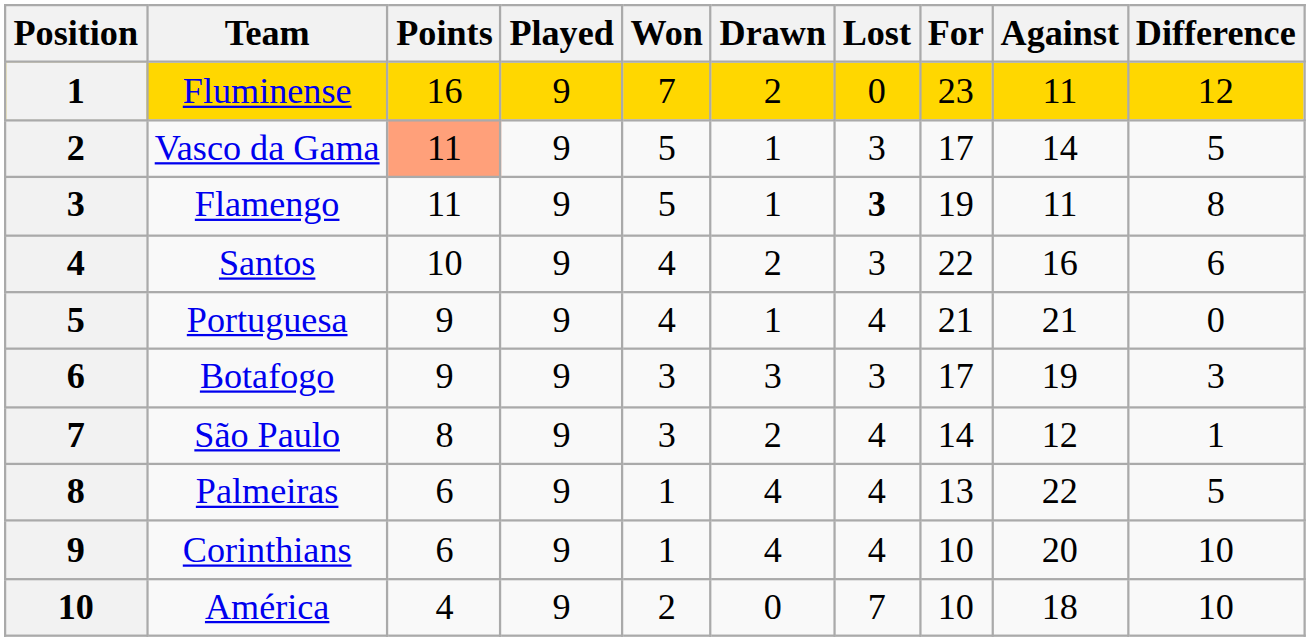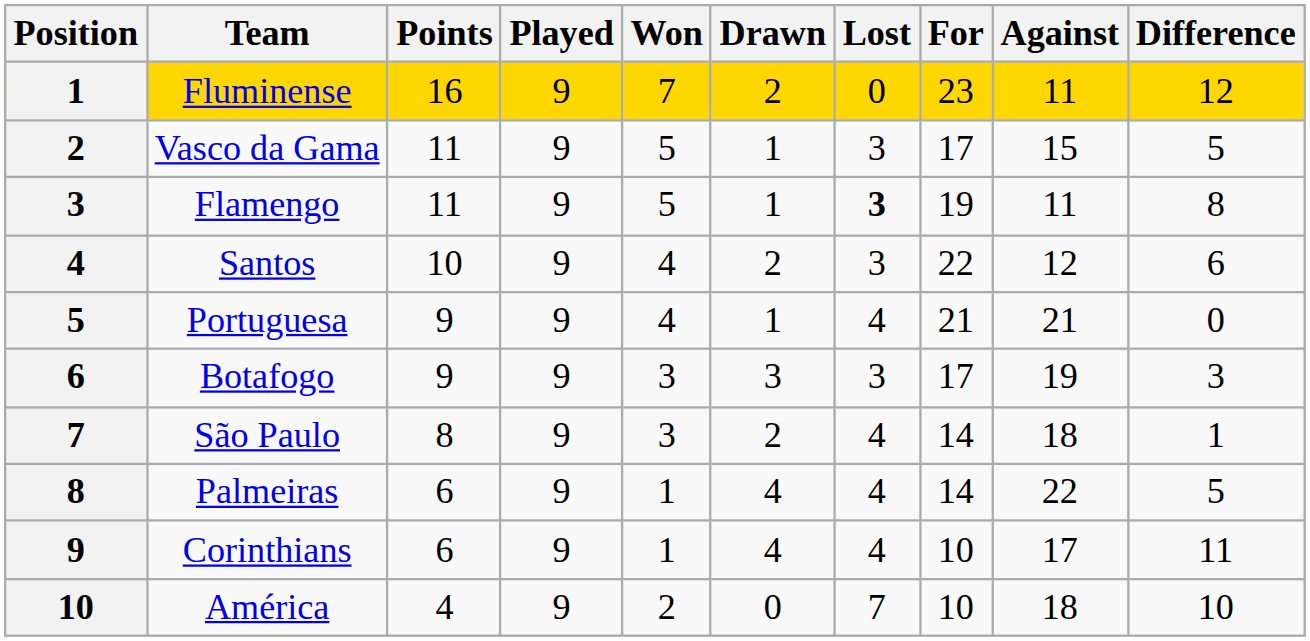(444, 147) lightsalmon background -> (444, 147) no background
(1060, 147) 14 -> (1060, 147) 15
(1060, 262) 16 -> (1060, 262) 12
(1060, 434) 12 -> (1060, 434) 18
(956, 491) 13 -> (956, 491) 14
(1060, 549) 20 -> (1060, 549) 17
(1216, 549) 10 -> (1216, 549) 11
